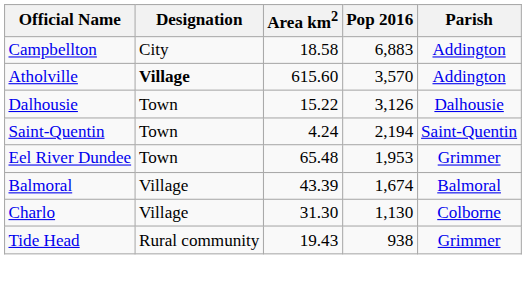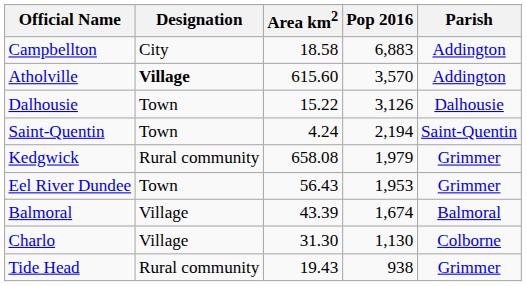+ row: (44, 158)
(319, 158) 65.48 -> (319, 185) 56.43
